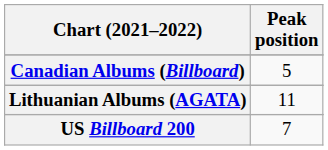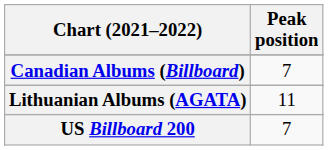(287, 70) 5 -> (287, 70) 7
